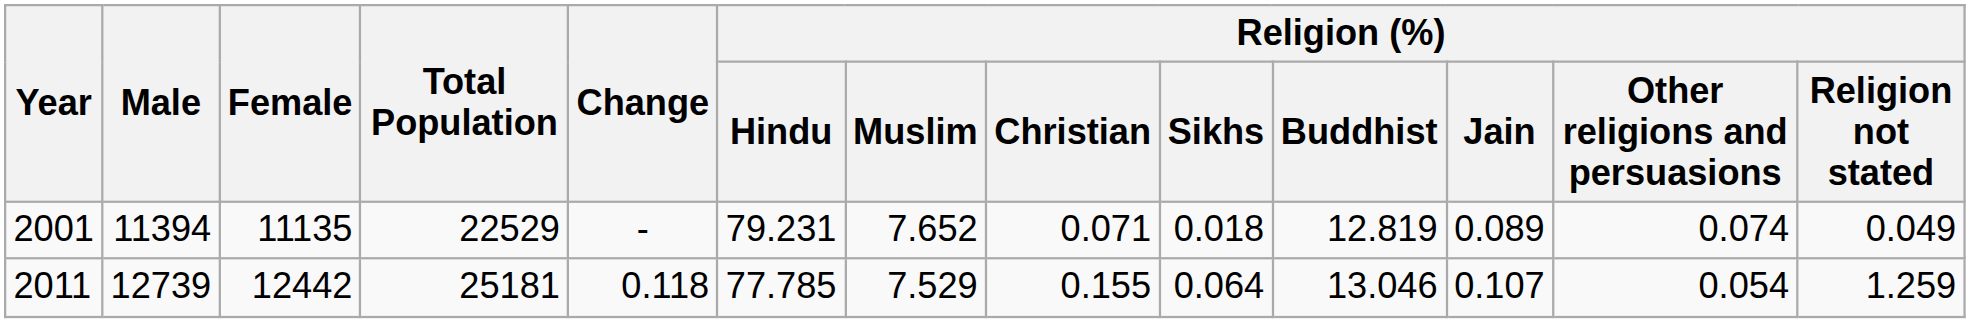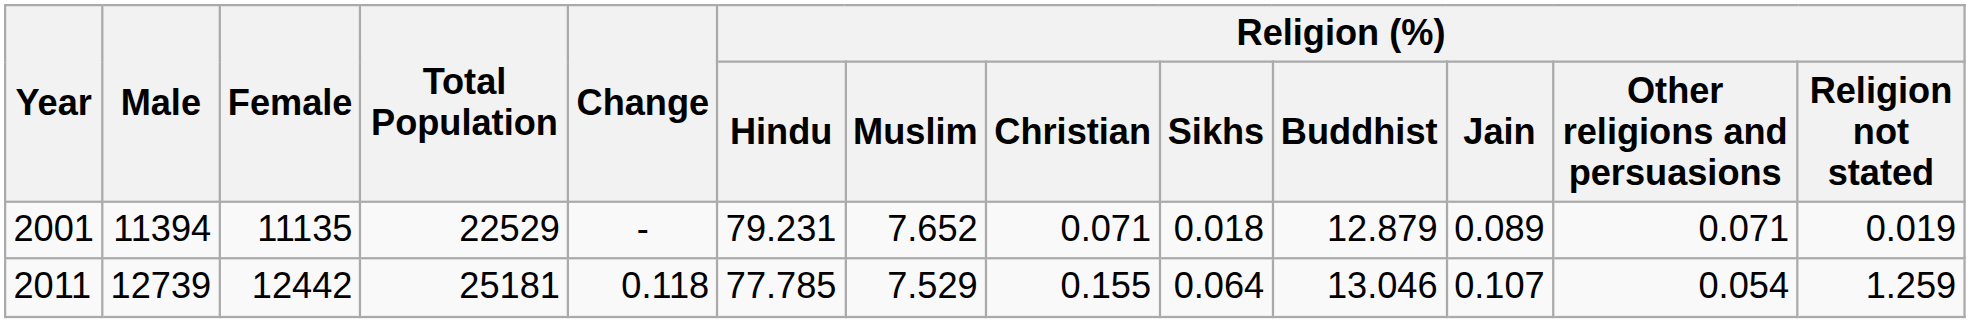(1382, 229) 12.819 -> (1382, 229) 12.879
(1744, 229) 0.074 -> (1744, 229) 0.071
(1911, 229) 0.049 -> (1911, 229) 0.019
